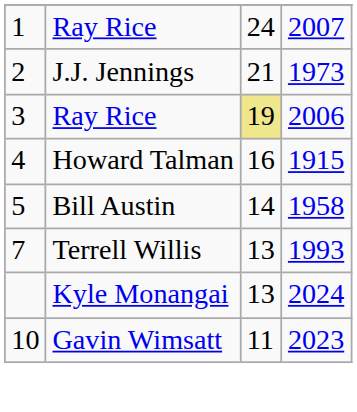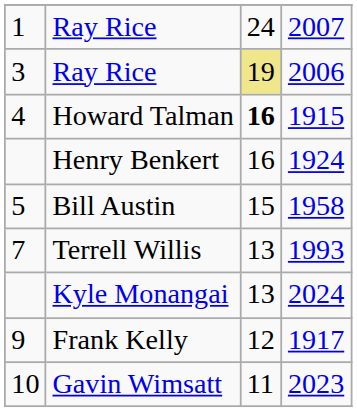- row: (123, 71)
(261, 160) normal -> (261, 116) bold
+ row: (136, 160)
(261, 205) 14 -> (261, 205) 15
+ row: (120, 339)
